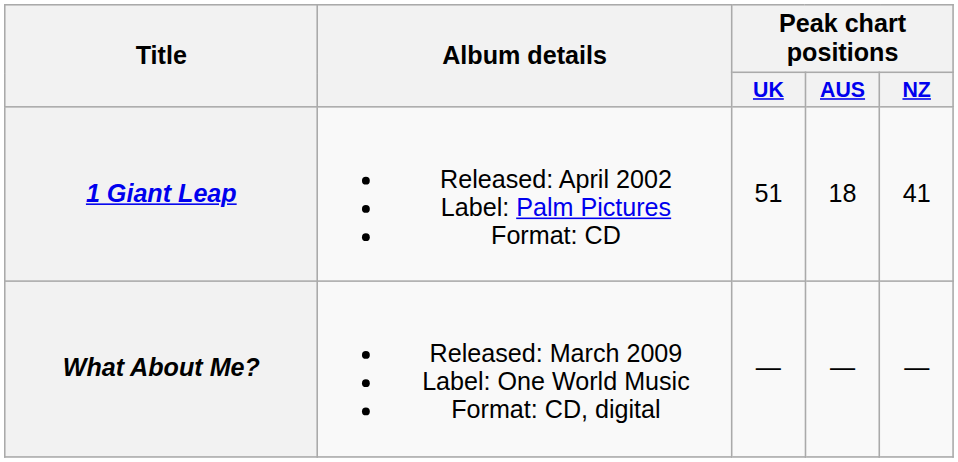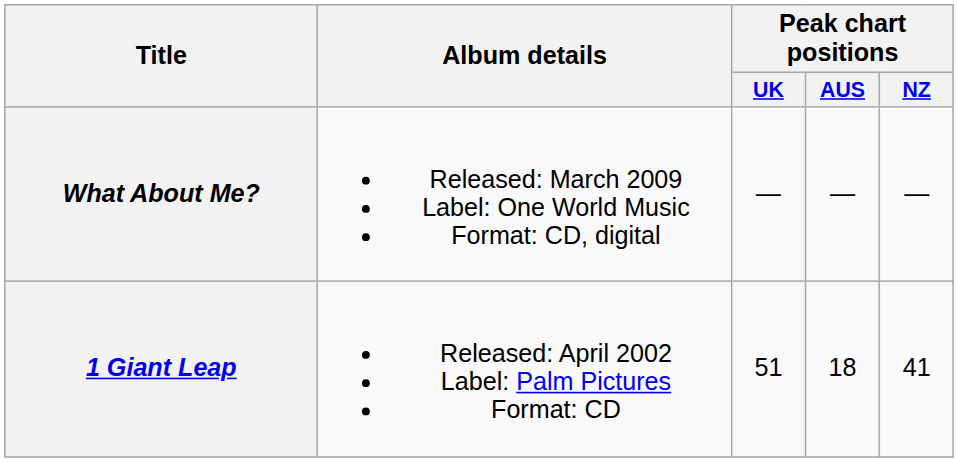rows swapped: (161, 193) <-> (161, 368)
